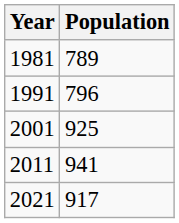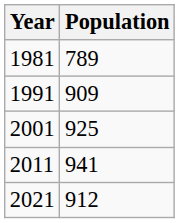(82, 93) 796 -> (82, 93) 909
(82, 199) 917 -> (82, 199) 912
